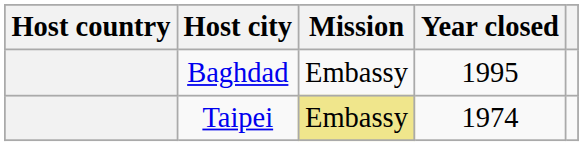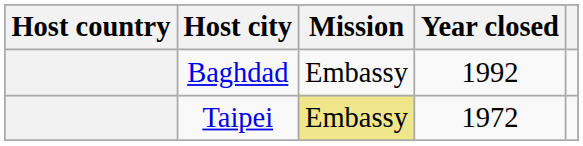(490, 72) 1995 -> (490, 72) 1992
(490, 117) 1974 -> (490, 117) 1972
